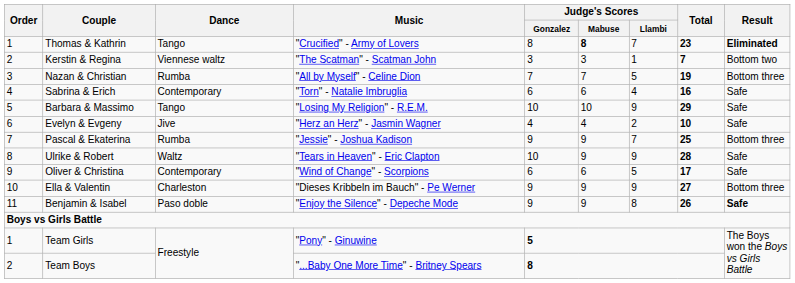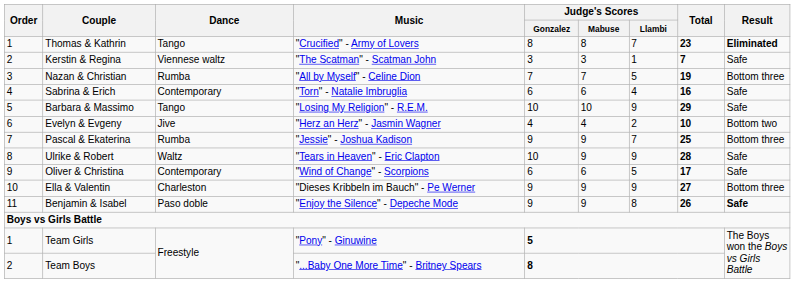(584, 44) bold -> (584, 44) normal
(752, 60) Bottom two -> (737, 60) Safe
(737, 124) Safe -> (752, 124) Bottom two
